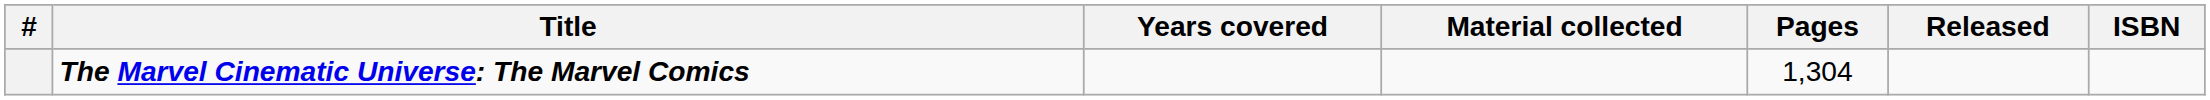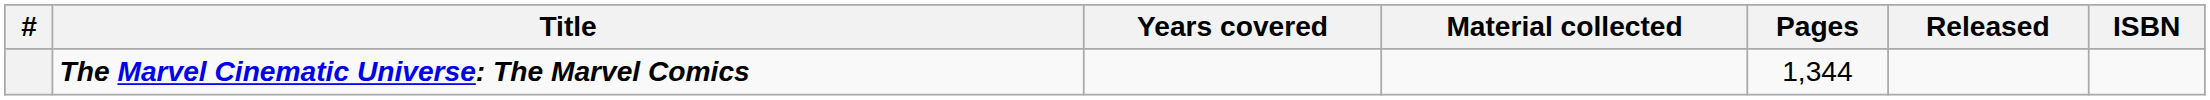(1817, 71) 1,304 -> (1817, 71) 1,344
